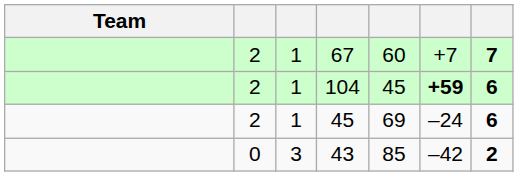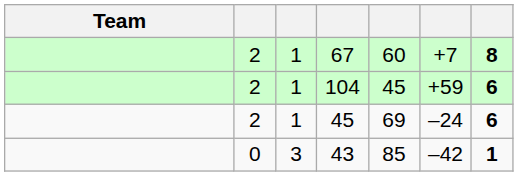(492, 54) 7 -> (492, 54) 8
(446, 87) bold -> (446, 87) normal
(492, 154) 2 -> (492, 154) 1
